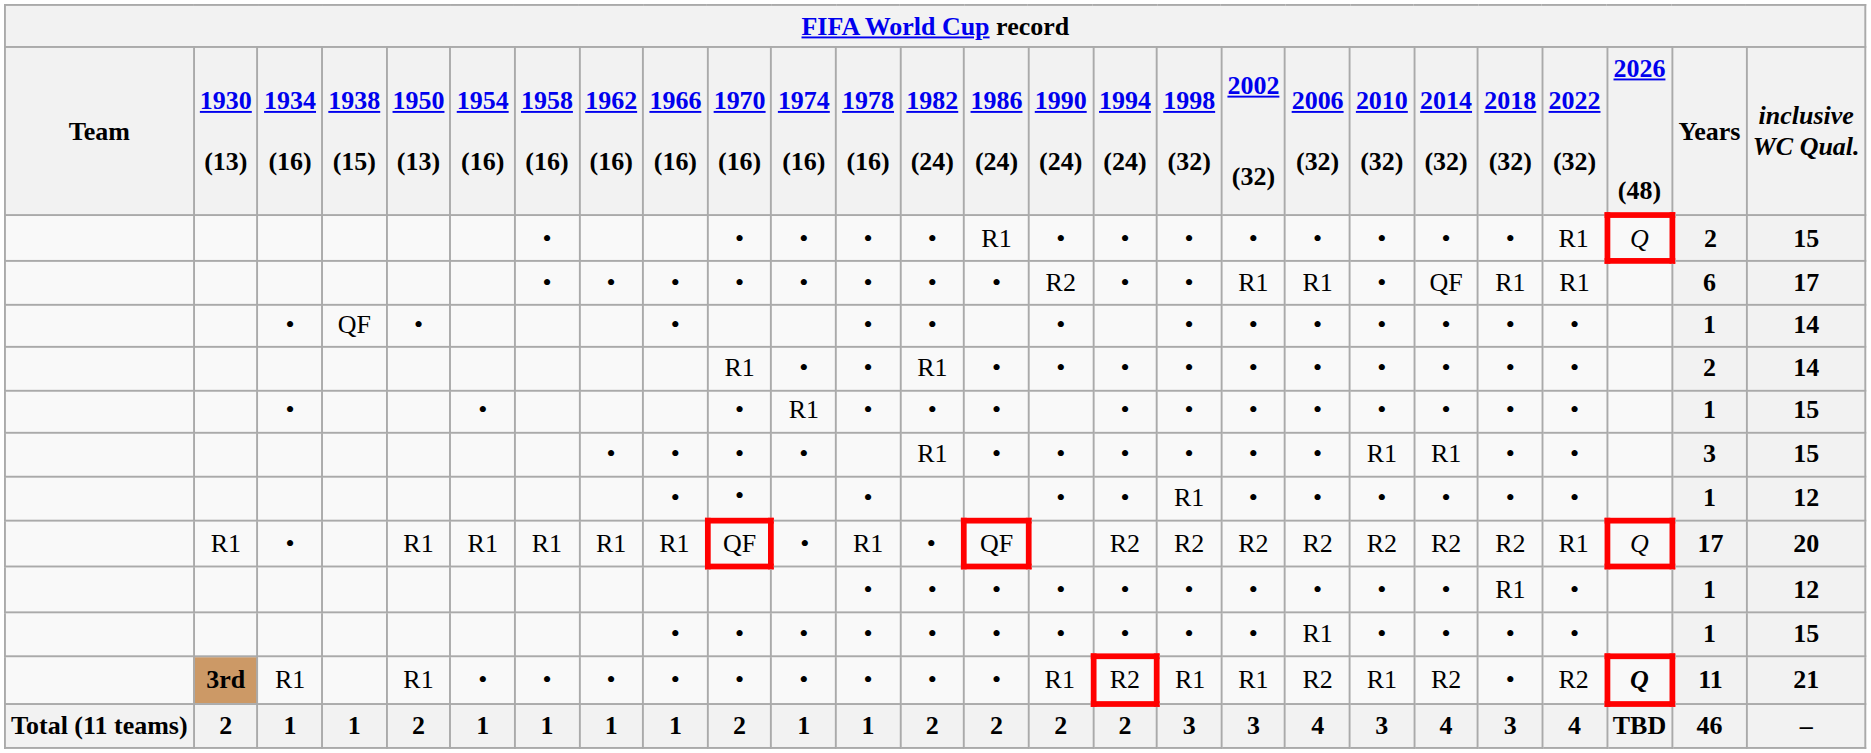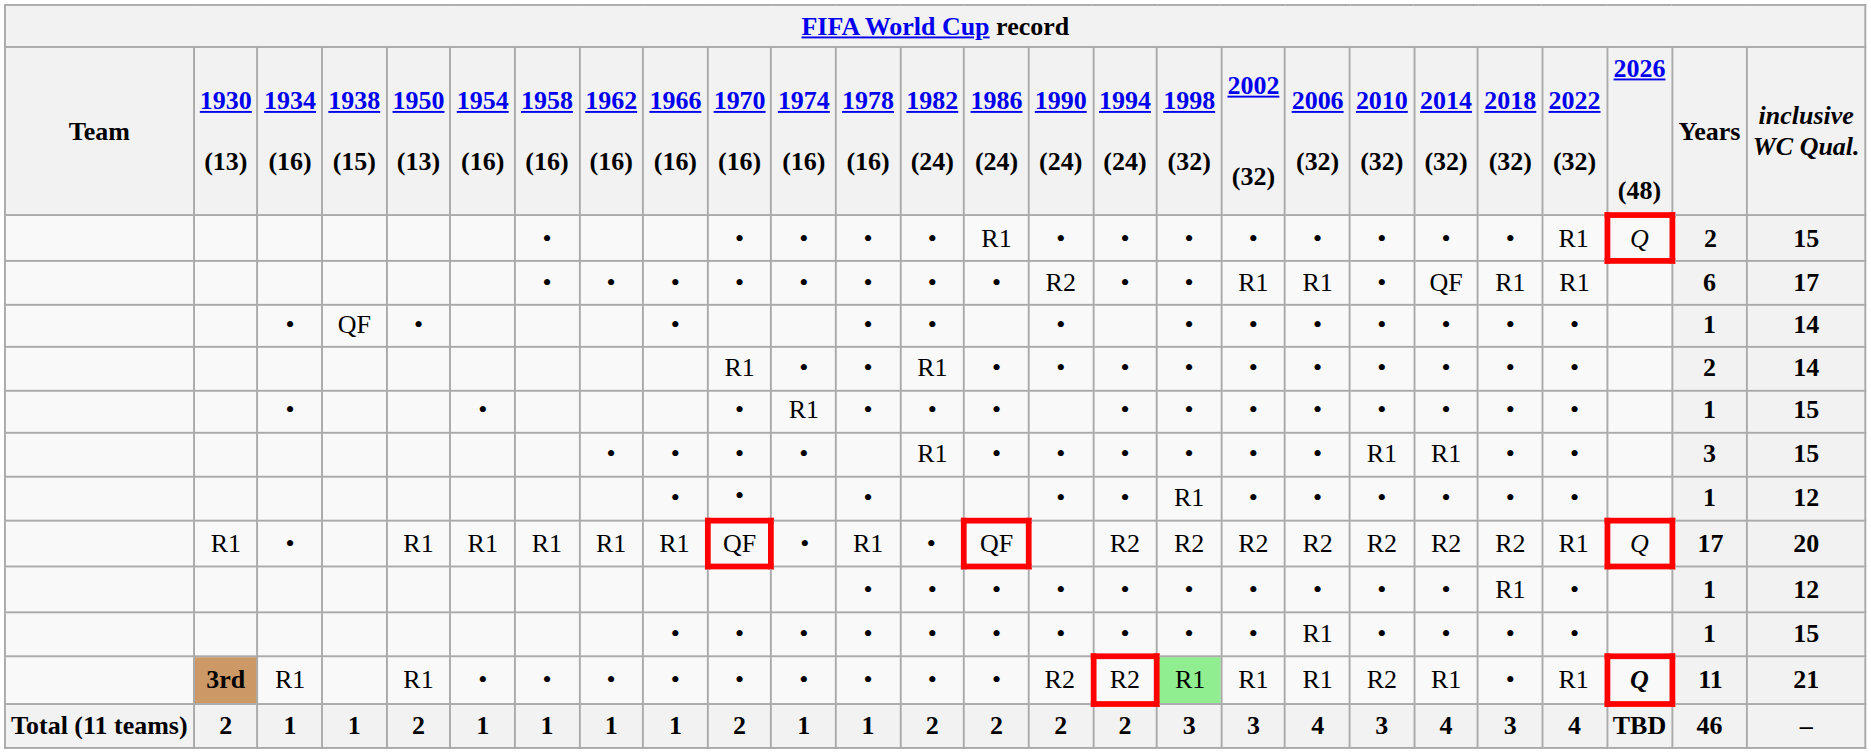(1060, 679) R1 -> (1060, 679) R2
(1190, 679) no background -> (1190, 679) lightgreen background
(1318, 679) R2 -> (1318, 679) R1
(1382, 679) R1 -> (1382, 679) R2
(1446, 679) R2 -> (1446, 679) R1
(1574, 679) R2 -> (1574, 679) R1
